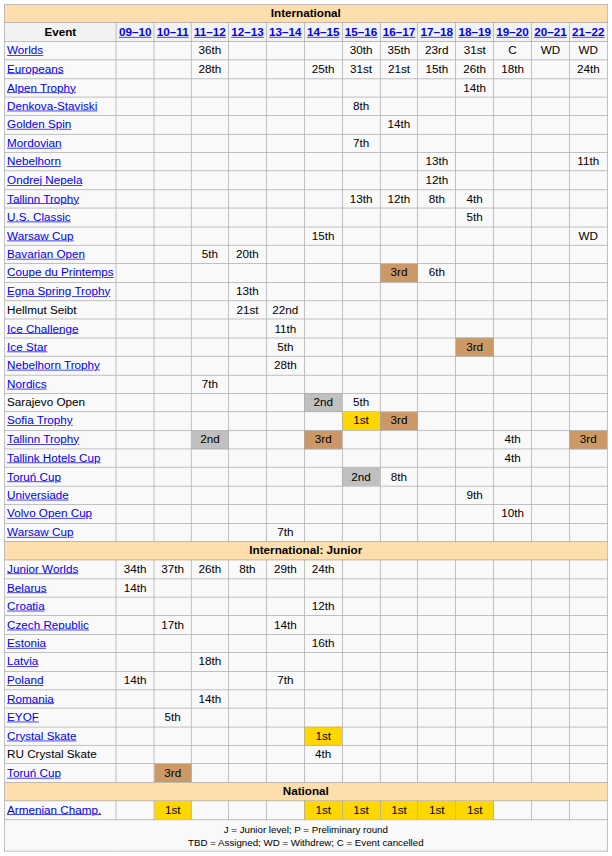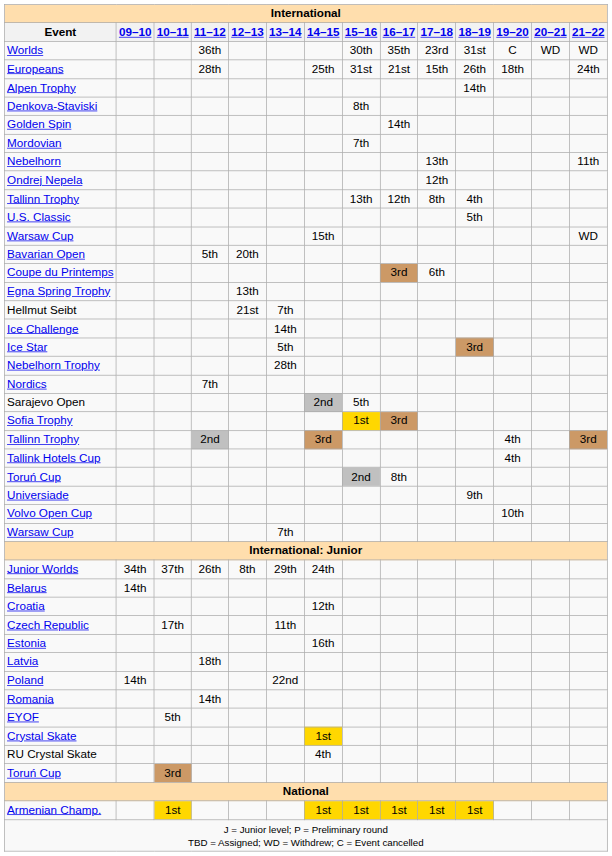(285, 310) 22nd -> (285, 310) 7th
(285, 328) 11th -> (285, 328) 14th
(285, 625) 14th -> (285, 625) 11th
(285, 680) 7th -> (285, 680) 22nd
